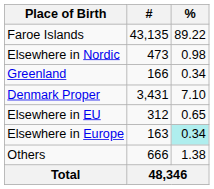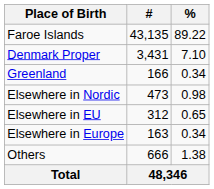rows swapped: (54, 94) <-> (64, 54)
(194, 134) paleturquoise background -> (194, 134) no background
